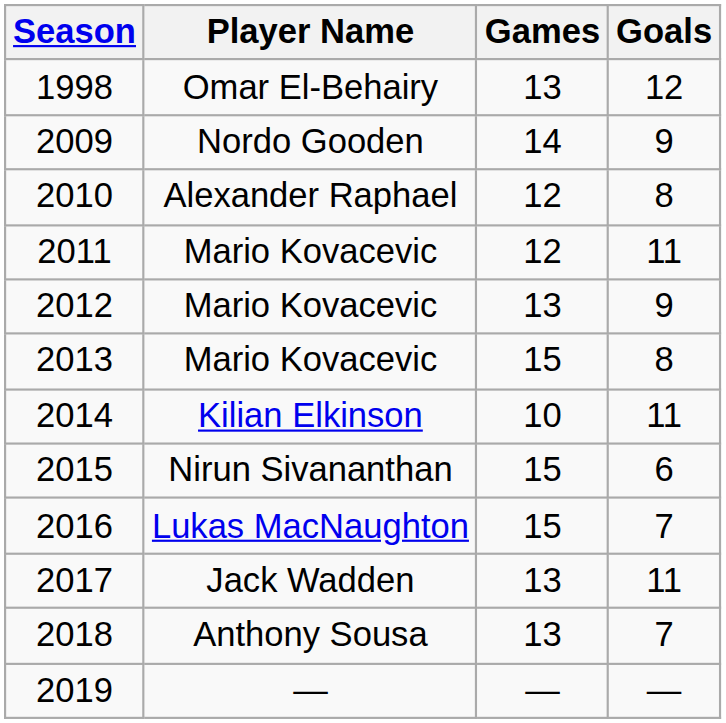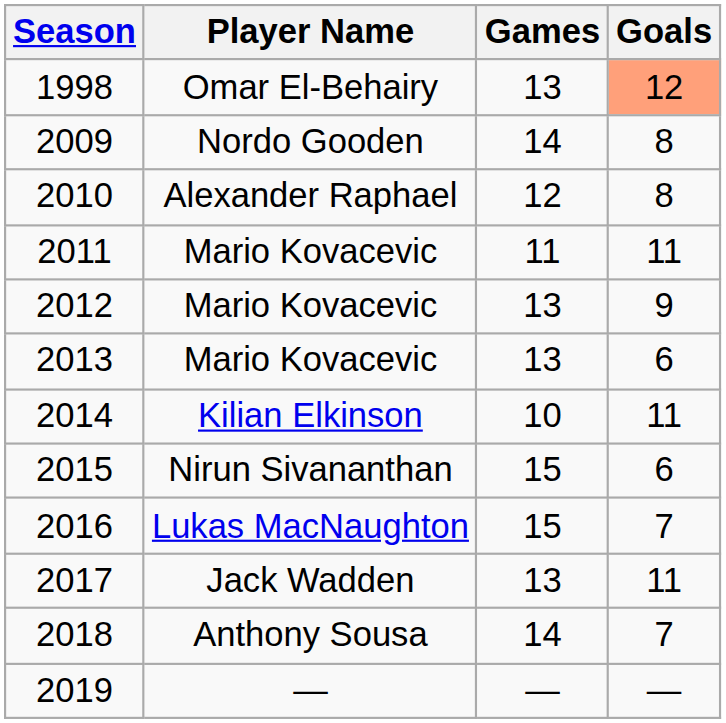(664, 86) no background -> (664, 86) lightsalmon background
(664, 141) 9 -> (664, 141) 8
(542, 251) 12 -> (542, 251) 11
(542, 360) 15 -> (542, 360) 13
(664, 360) 8 -> (664, 360) 6
(542, 634) 13 -> (542, 634) 14
